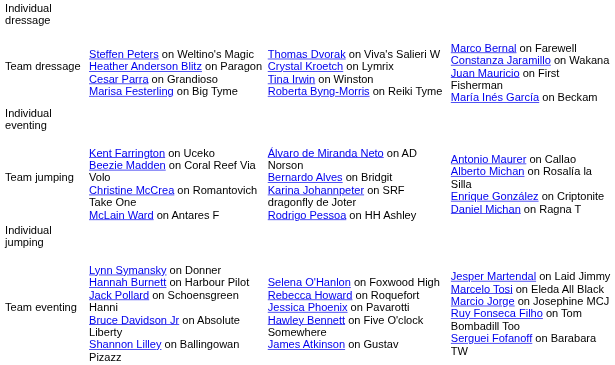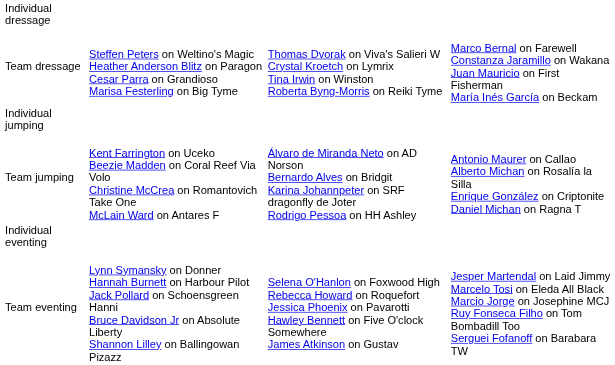rows swapped: (28, 236) <-> (28, 119)
